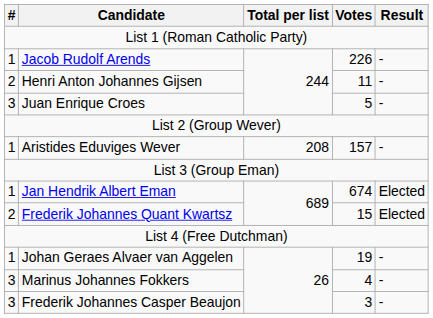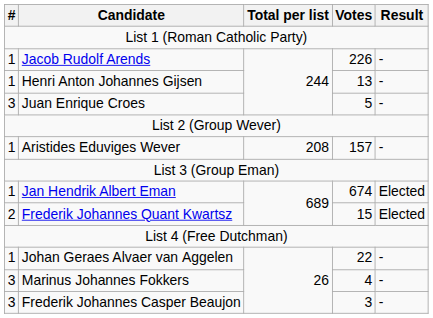(12, 81) 2 -> (12, 81) 1
(365, 81) 11 -> (364, 81) 13
(364, 258) 19 -> (364, 258) 22
